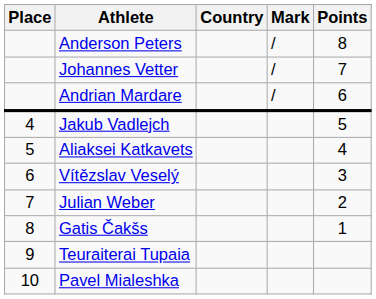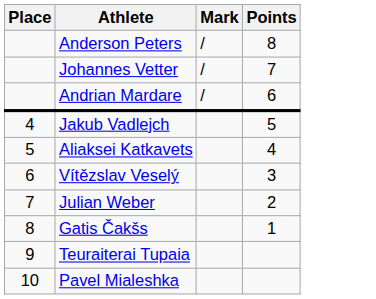- column: (232, 17)
